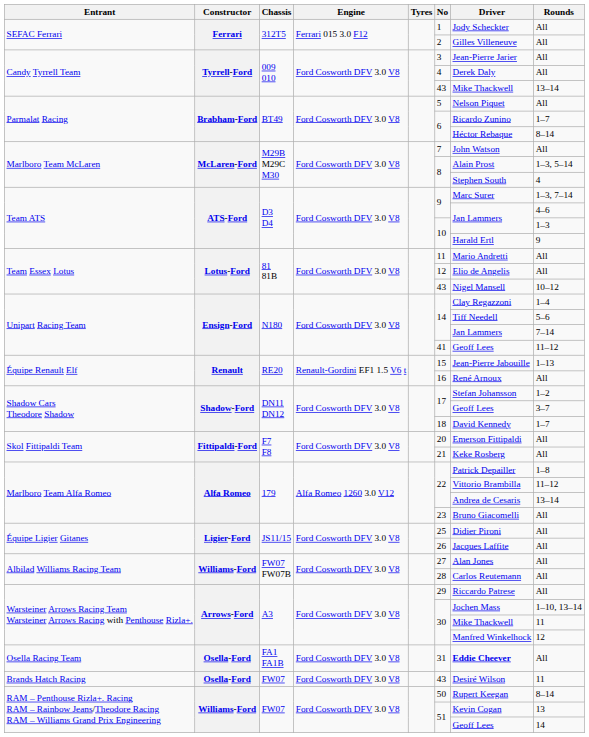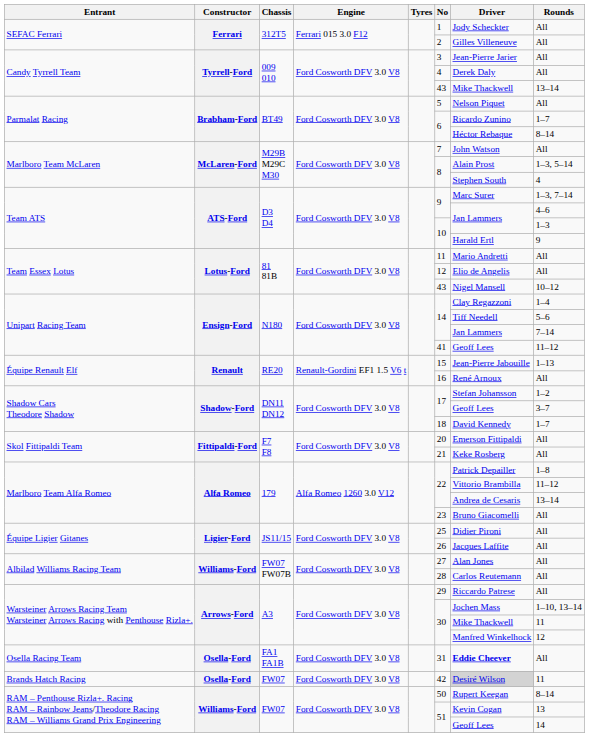(441, 678) 43 -> (441, 678) 42
(479, 678) no background -> (479, 678) lightgrey background
